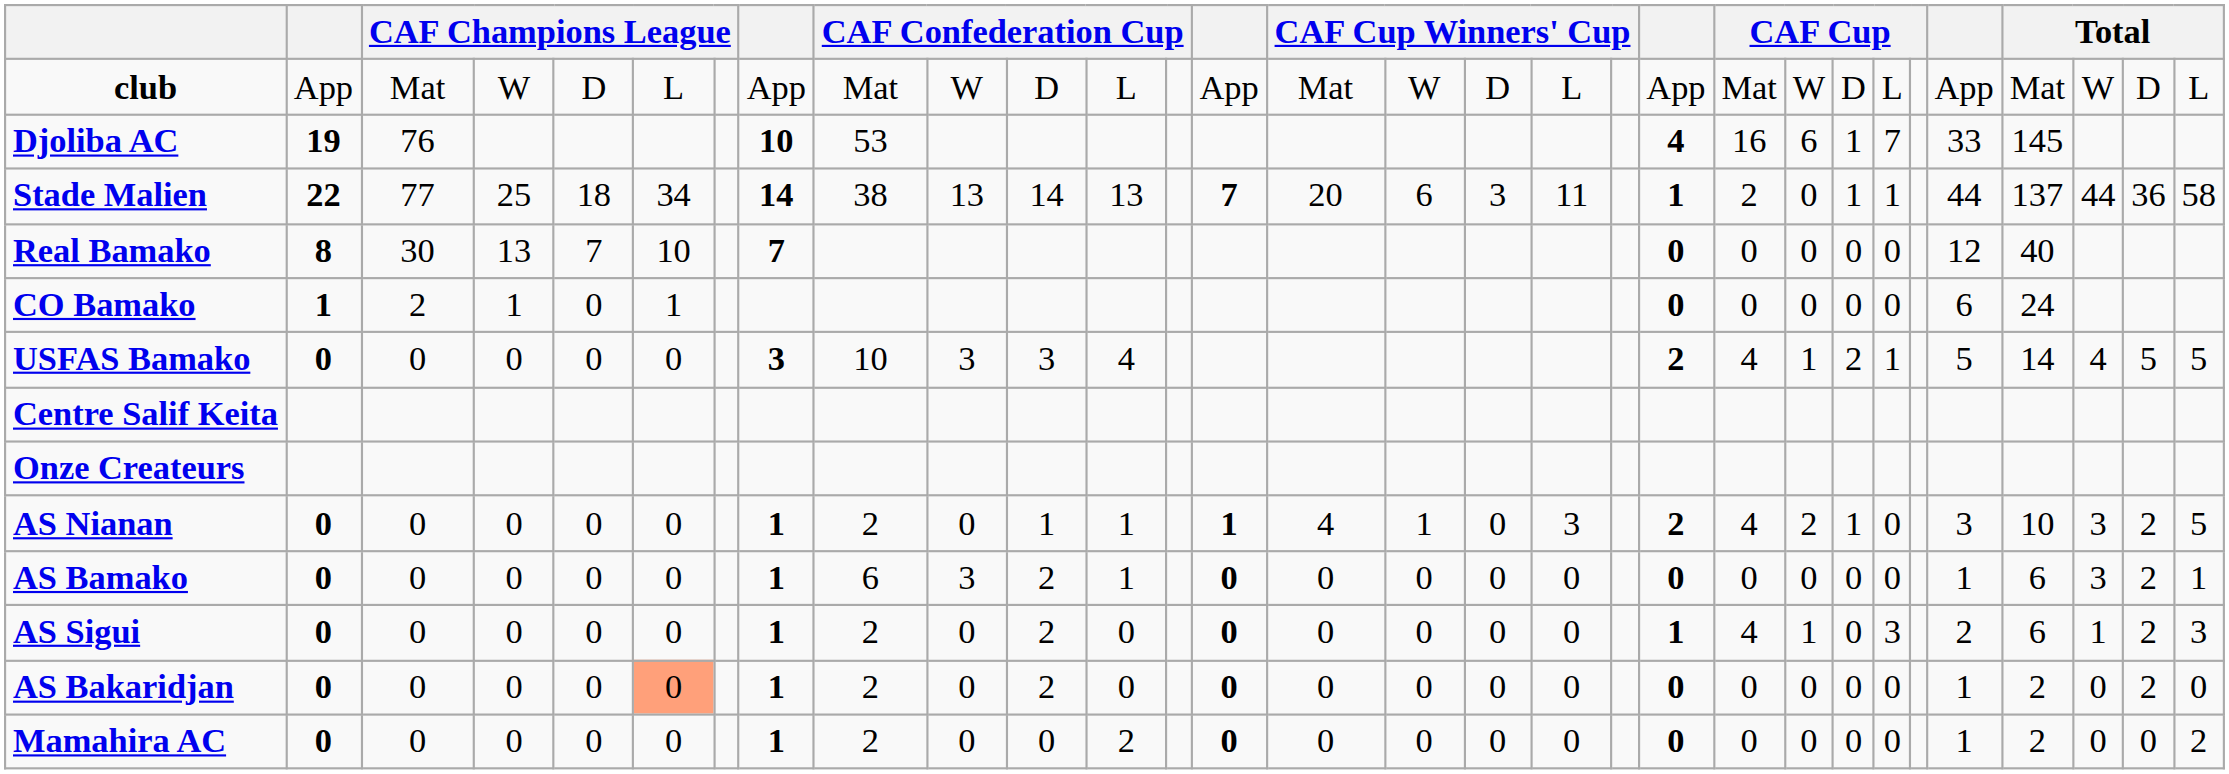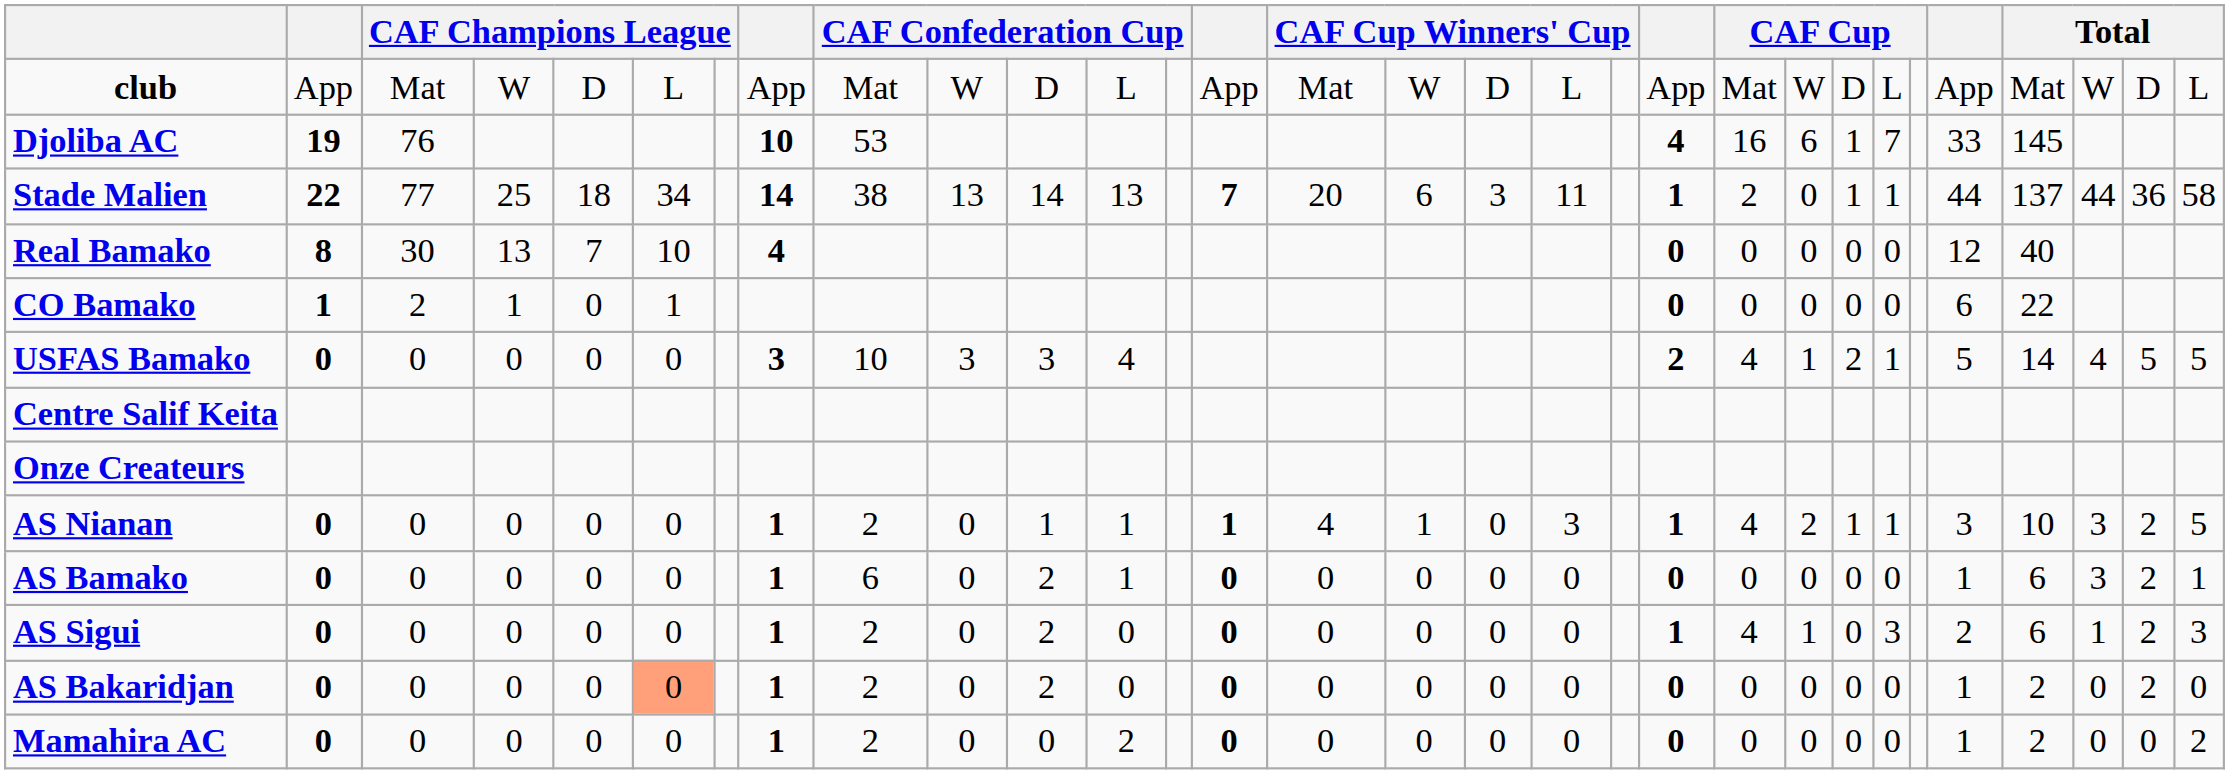(776, 250) 7 -> (776, 250) 4
(2037, 304) 24 -> (2037, 304) 22
(1676, 522) 2 -> (1676, 522) 1
(1892, 522) 0 -> (1892, 522) 1
(967, 577) 3 -> (967, 577) 0
